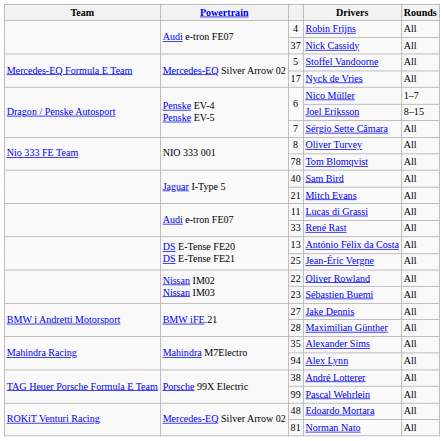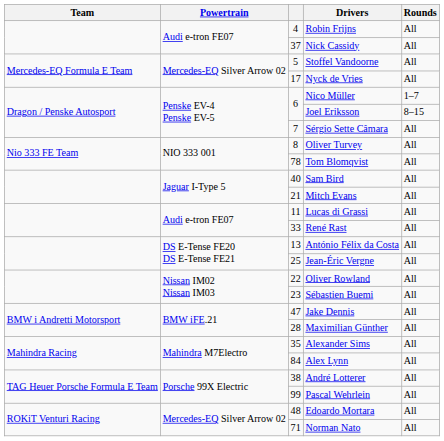(296, 311) 27 -> (296, 311) 47
(296, 361) 94 -> (296, 361) 84
(296, 427) 81 -> (296, 427) 71
